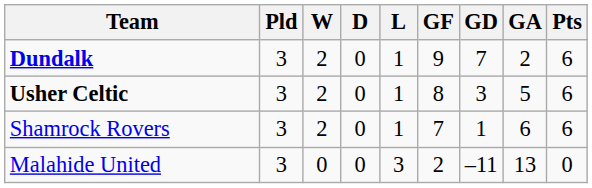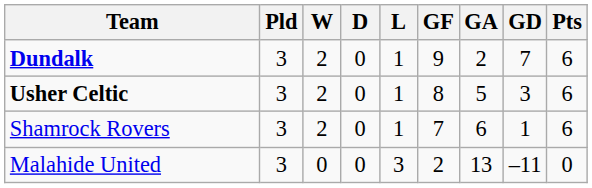columns swapped: (525, 22) <-> (481, 22)
